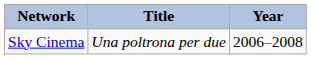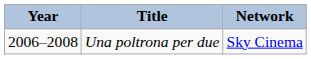columns swapped: (268, 16) <-> (46, 16)
